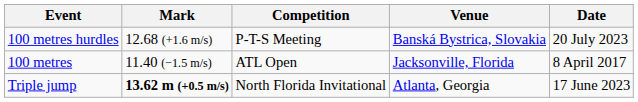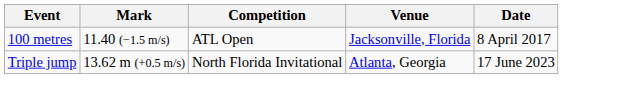- row: (63, 39)
(177, 85) bold -> (134, 62) normal
